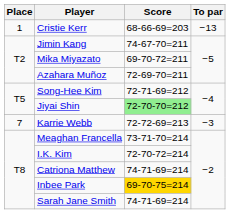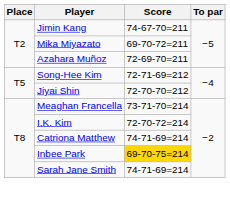- row: (62, 28)
(158, 106) lightgreen background -> (158, 91) no background
- row: (65, 122)
